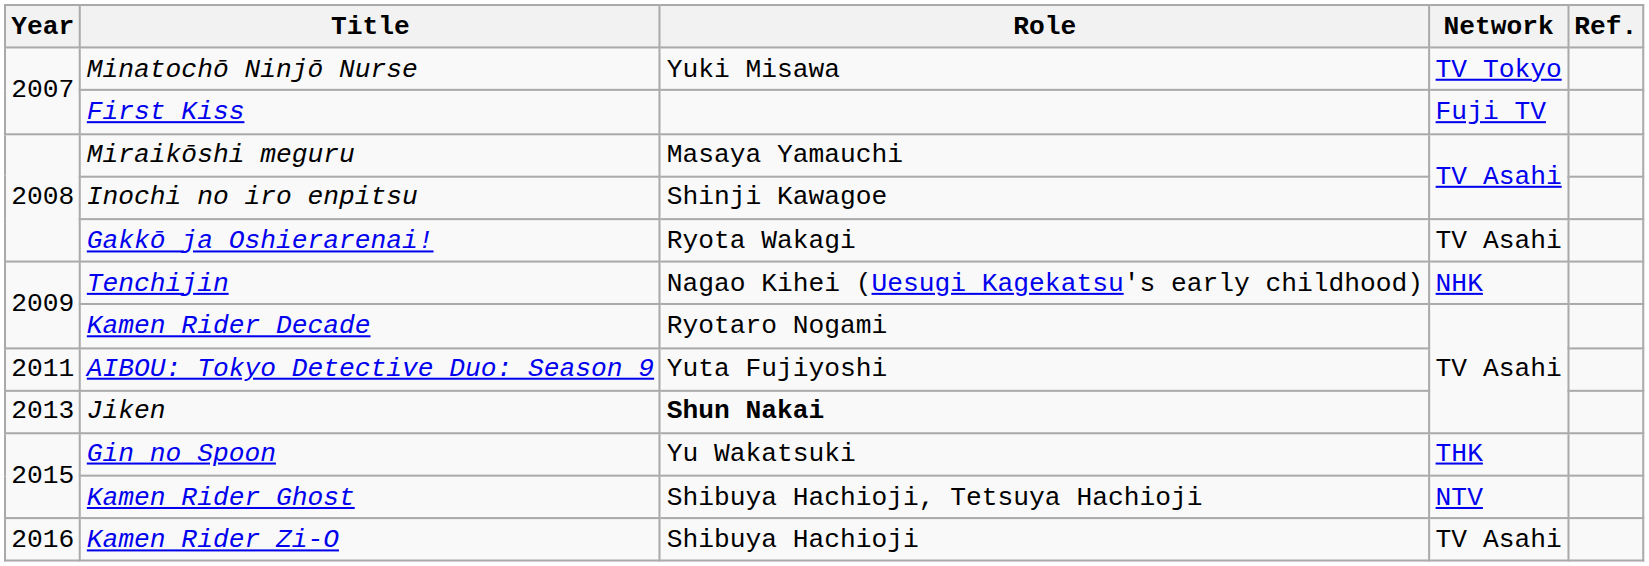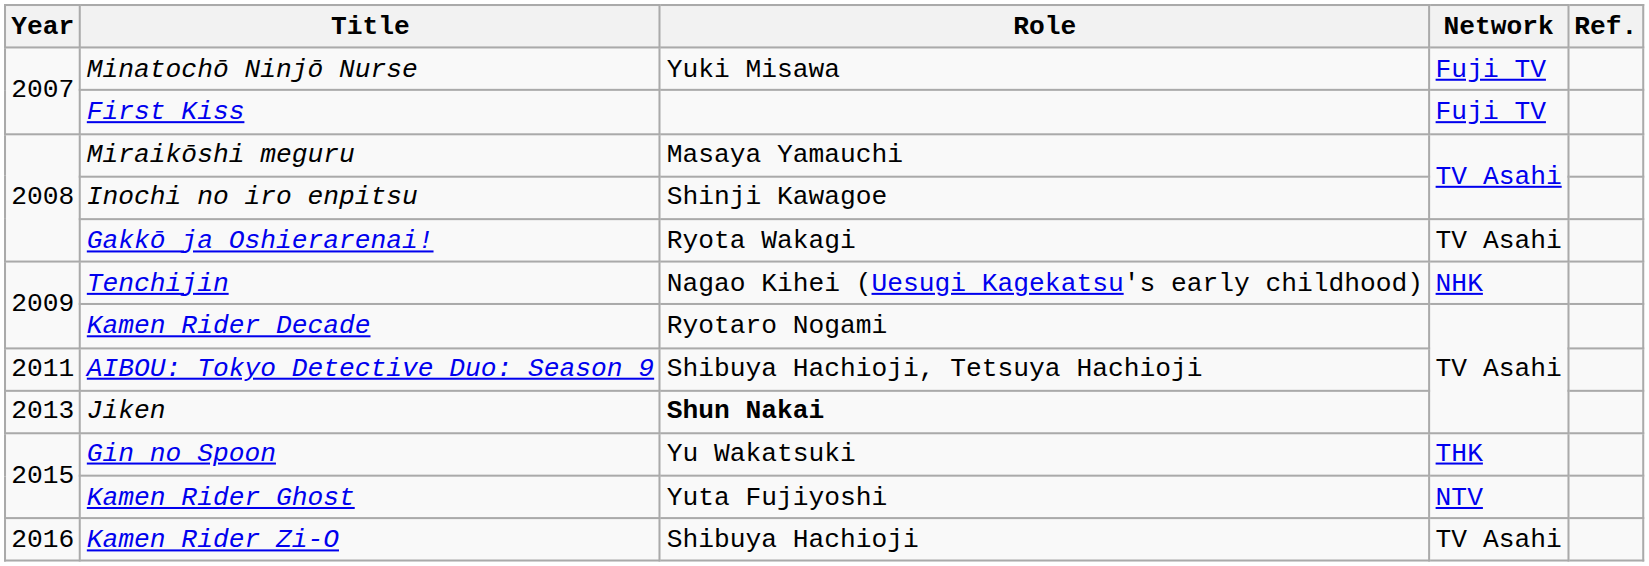(1499, 69) TV Tokyo -> (1491, 69) Fuji TV
(777, 369) Yuta Fujiyoshi -> (935, 369) Shibuya Hachioji, Tetsuya Hachioji
(935, 497) Shibuya Hachioji, Tetsuya Hachioji -> (777, 497) Yuta Fujiyoshi
